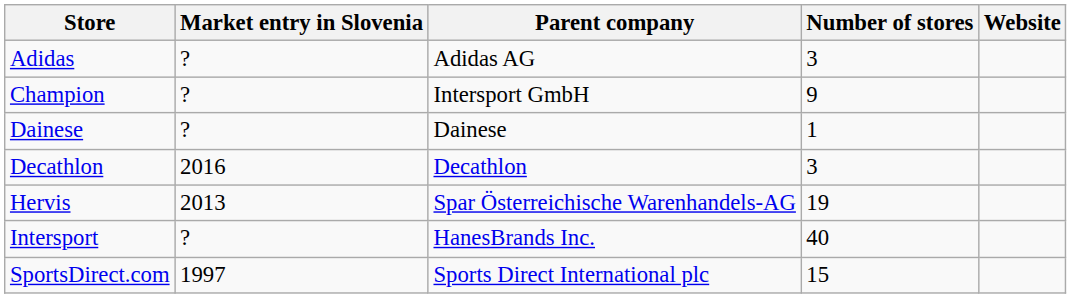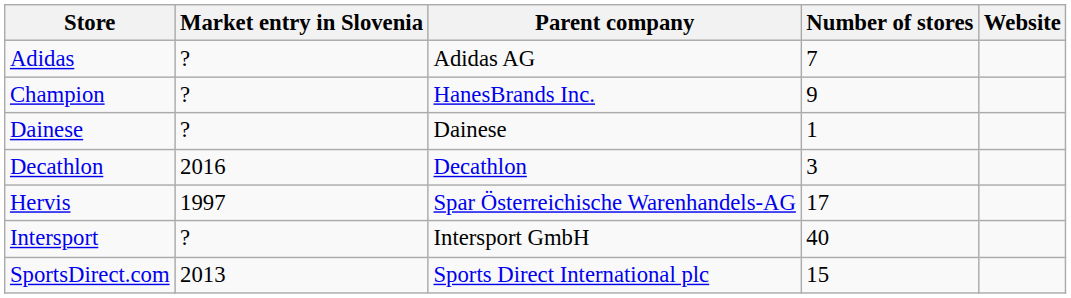(812, 58) 3 -> (812, 58) 7
(511, 94) Intersport GmbH -> (514, 94) HanesBrands Inc.
(203, 202) 2013 -> (203, 202) 1997
(818, 202) 19 -> (818, 202) 17
(514, 238) HanesBrands Inc. -> (511, 238) Intersport GmbH
(203, 274) 1997 -> (203, 274) 2013
